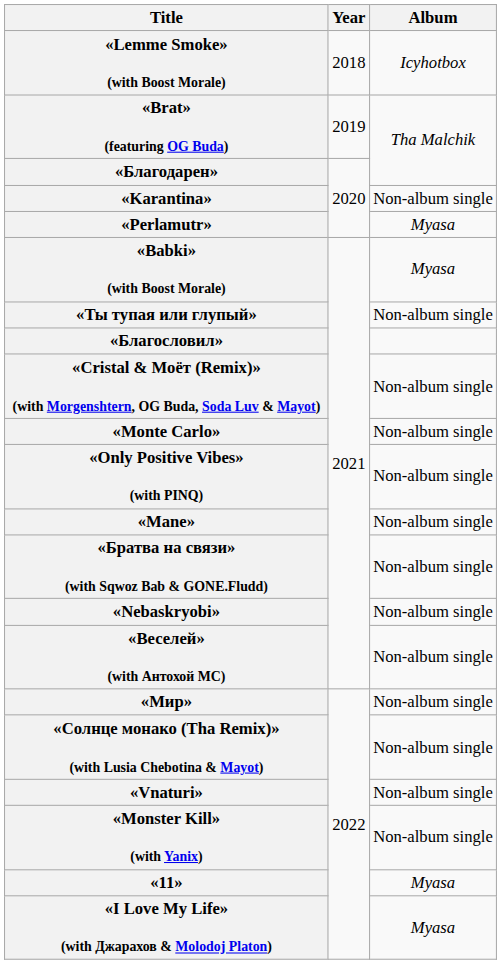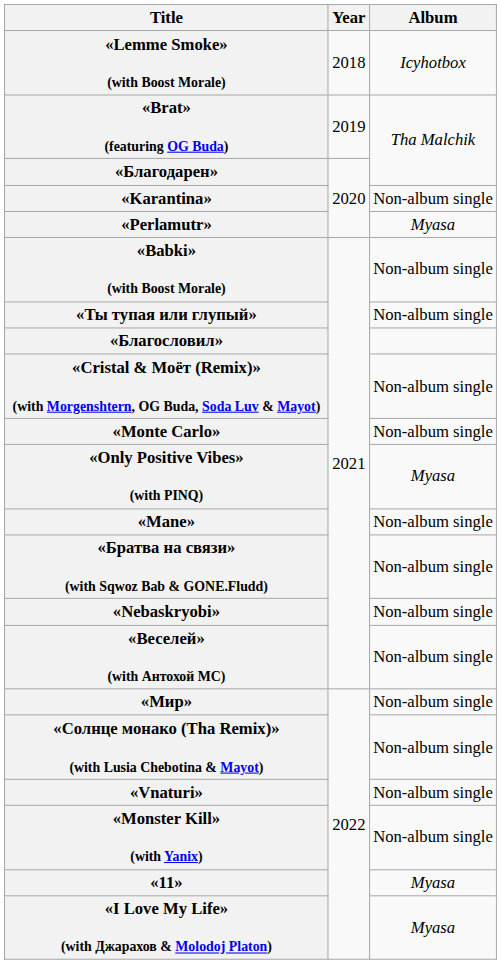(433, 269) Myasa -> (433, 269) Non-album single
(433, 476) Non-album single -> (433, 476) Myasa
